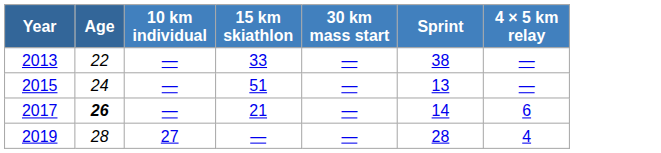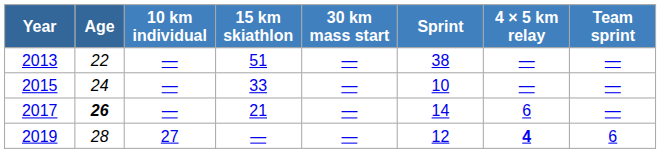+ column: (613, 26)
(258, 60) 33 -> (258, 60) 51
(258, 86) 51 -> (258, 86) 33
(440, 86) 13 -> (440, 86) 10
(440, 136) 28 -> (440, 136) 12
(527, 136) normal -> (527, 136) bold
